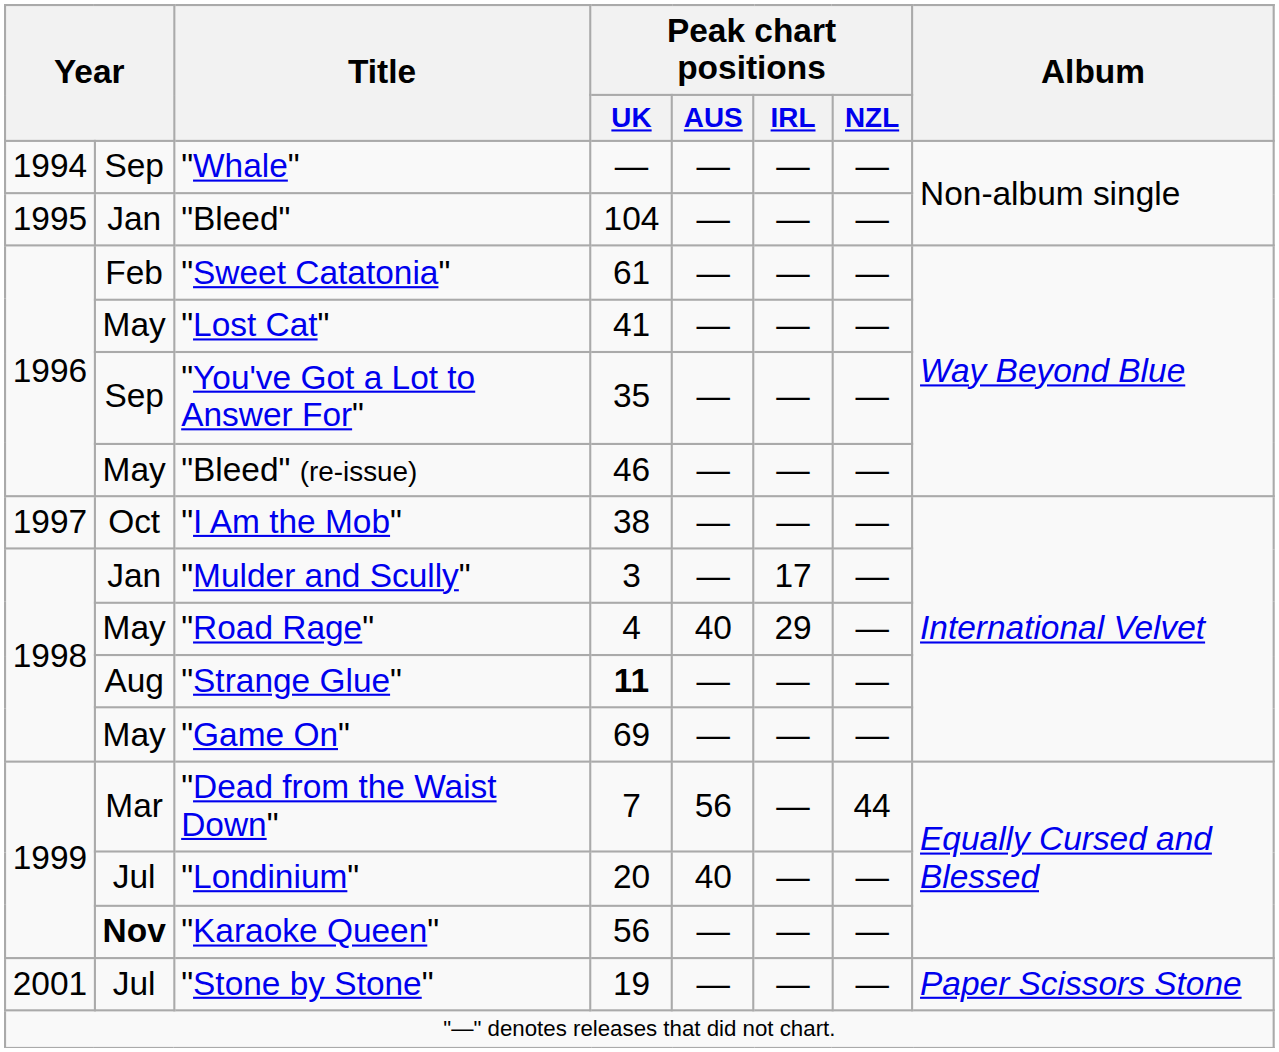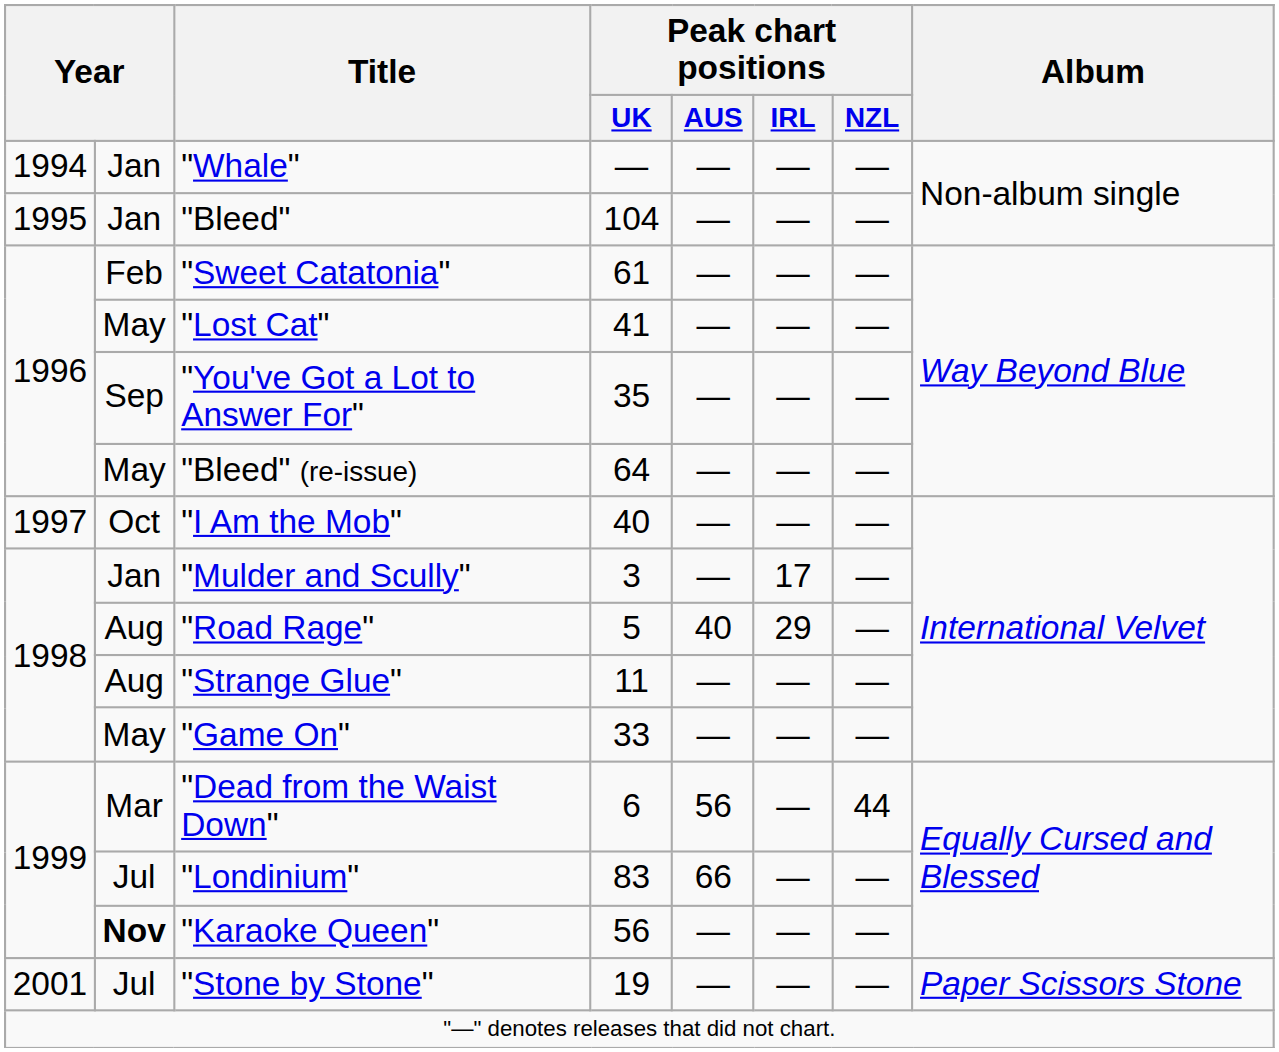(134, 166) Sep -> (134, 166) Jan
(632, 469) 46 -> (632, 469) 64
(632, 522) 38 -> (632, 522) 40
(134, 628) May -> (134, 628) Aug
(631, 628) 4 -> (631, 628) 5
(632, 681) bold -> (632, 681) normal
(632, 734) 69 -> (632, 734) 33
(631, 806) 7 -> (631, 806) 6
(632, 877) 20 -> (632, 877) 83
(713, 877) 40 -> (713, 877) 66
